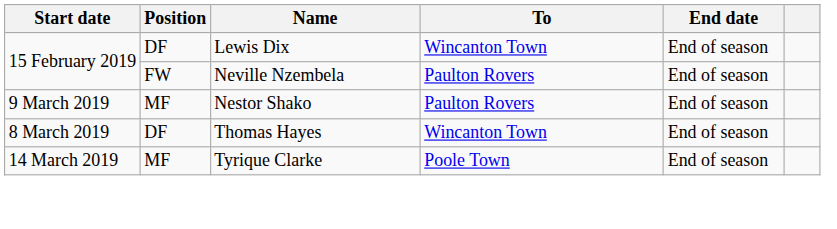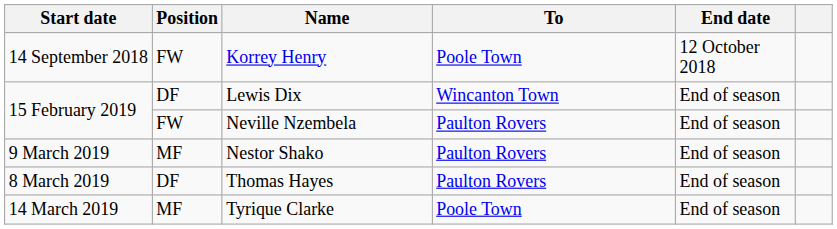+ row: (276, 57)
(486, 132) Wincanton Town -> (491, 180) Paulton Rovers
